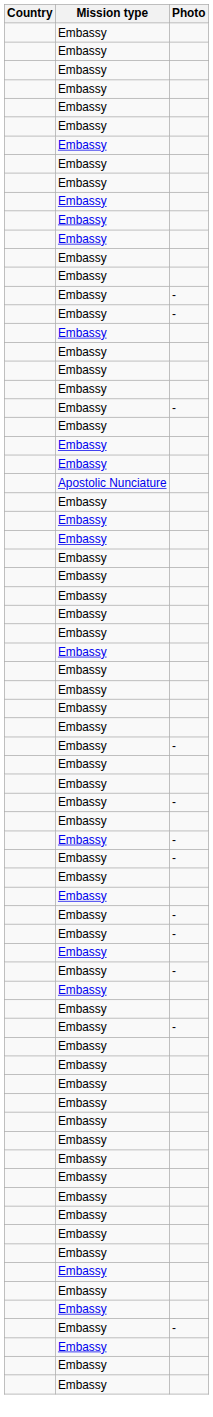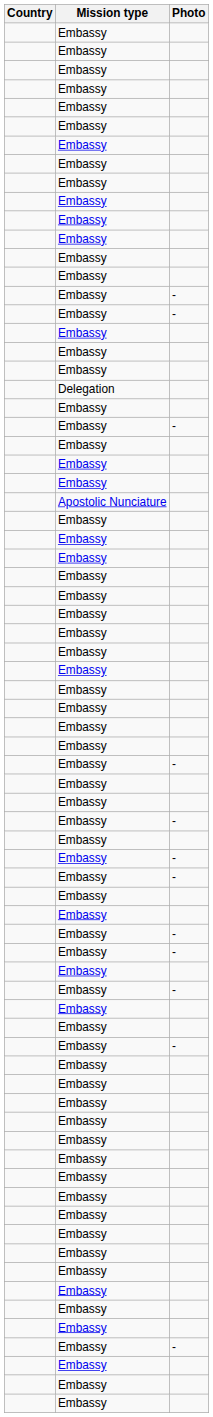+ row: (86, 389)
